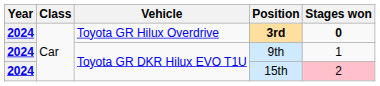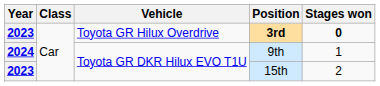(20, 33) 2024 -> (20, 33) 2023
(20, 71) 2024 -> (20, 71) 2023
(338, 71) pink background -> (338, 71) no background
